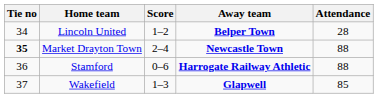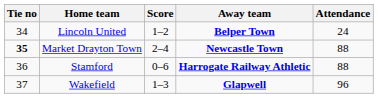(343, 31) 28 -> (343, 31) 24
(343, 84) 85 -> (343, 84) 96
